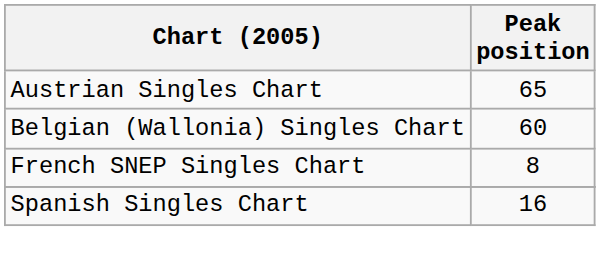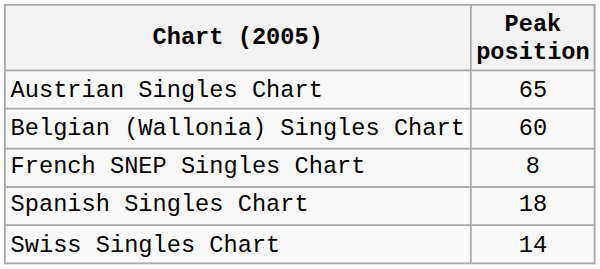(533, 206) 16 -> (533, 206) 18
+ row: (145, 244)
